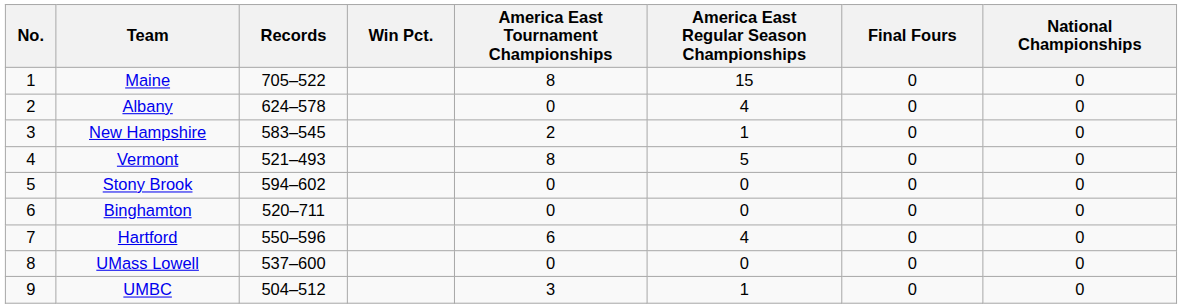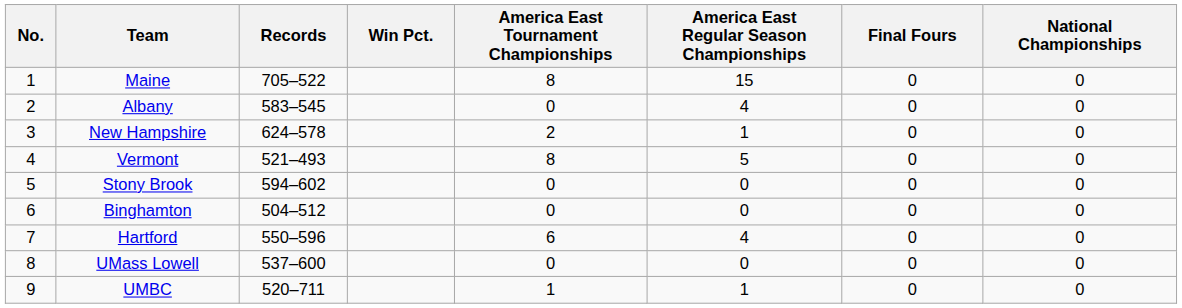(293, 106) 624–578 -> (293, 106) 583–545
(293, 133) 583–545 -> (293, 133) 624–578
(293, 211) 520–711 -> (293, 211) 504–512
(293, 289) 504–512 -> (293, 289) 520–711
(551, 289) 3 -> (551, 289) 1
